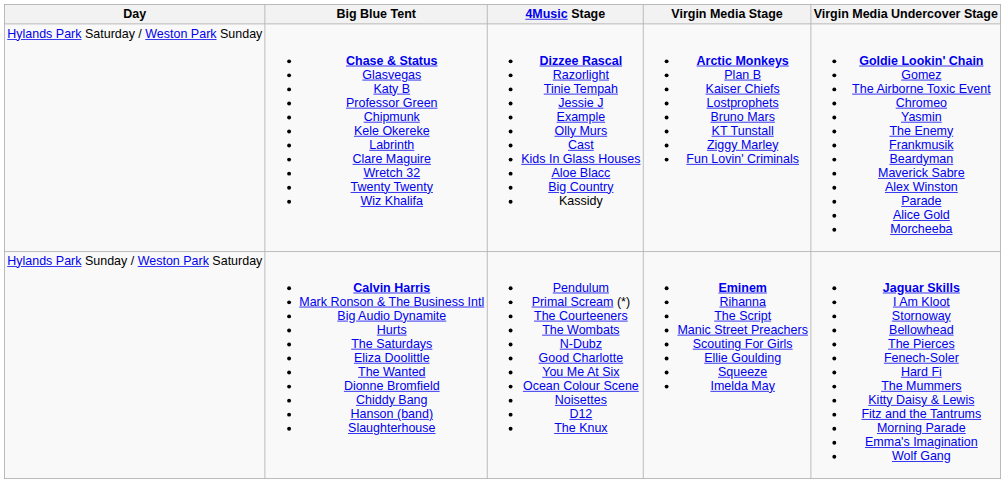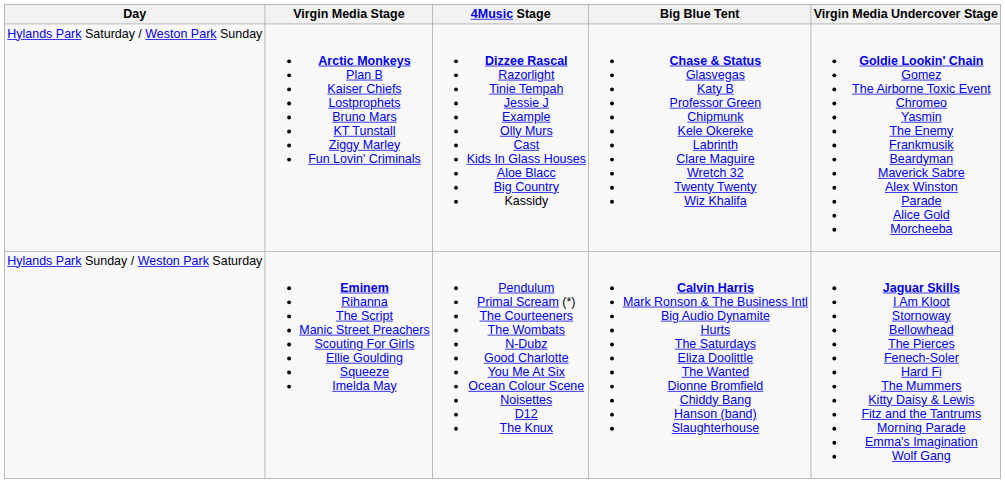columns swapped: (727, 14) <-> (376, 14)
